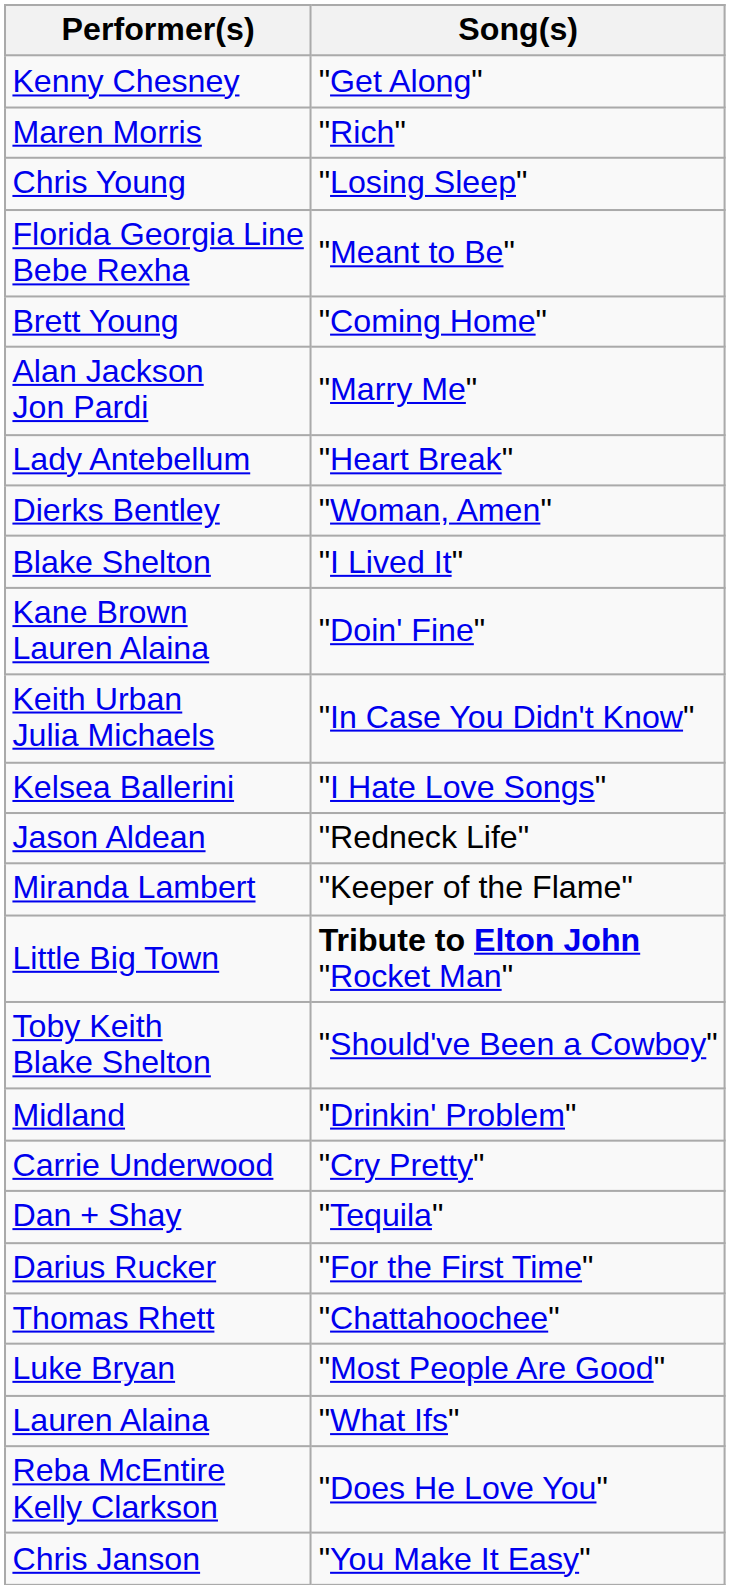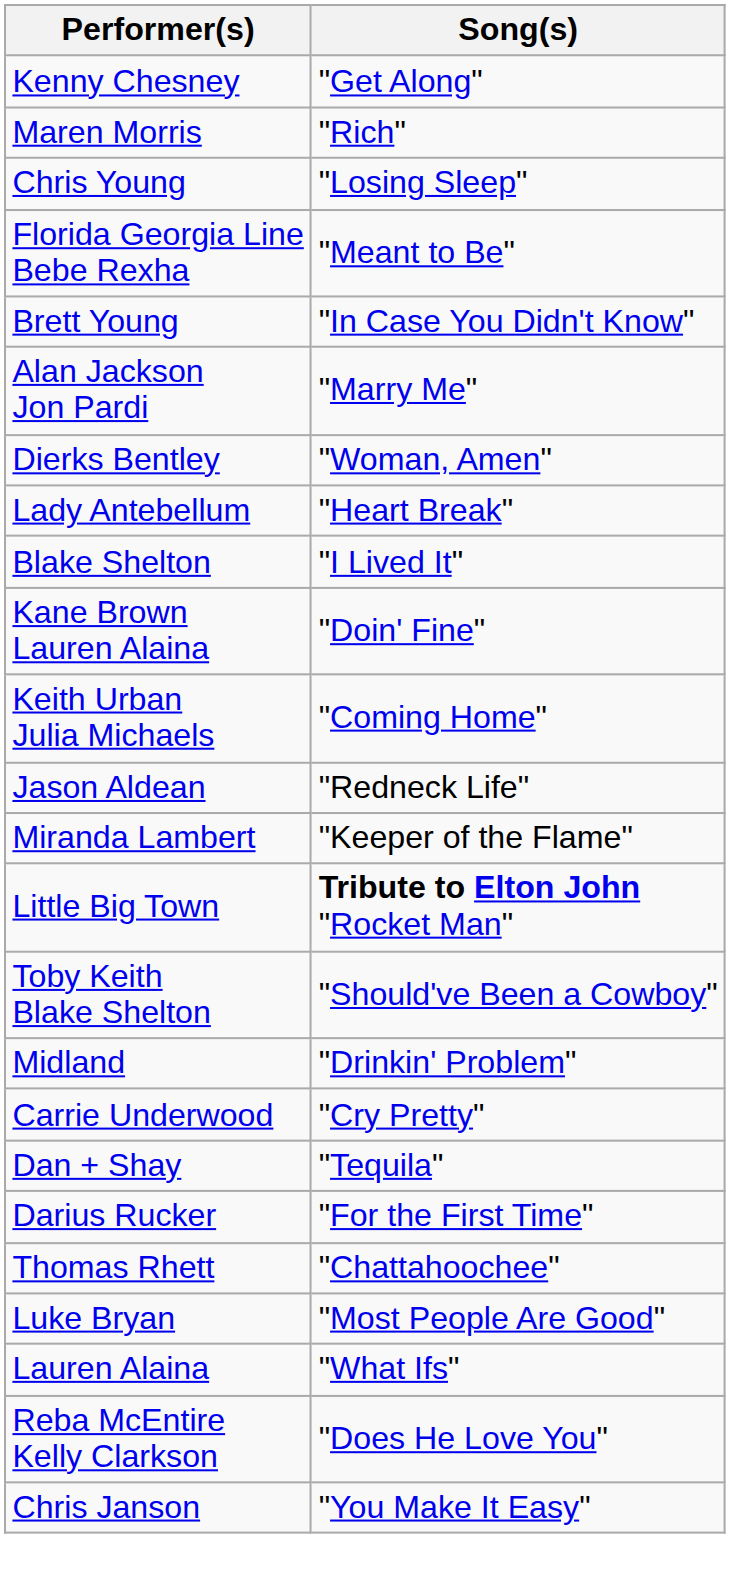(433, 321) "Coming Home" -> (507, 321) "In Case You Didn't Know"
rows swapped: (131, 459) <-> (116, 510)
(507, 717) "In Case You Didn't Know" -> (433, 717) "Coming Home"
- row: (123, 786)
